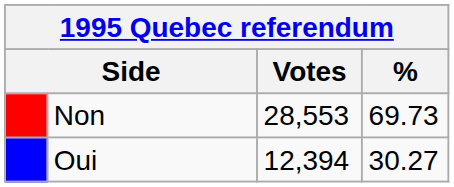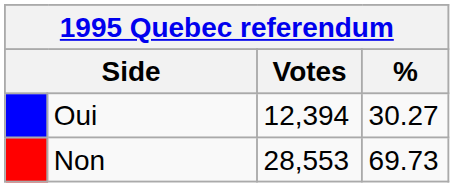rows swapped: (79, 116) <-> (76, 160)
